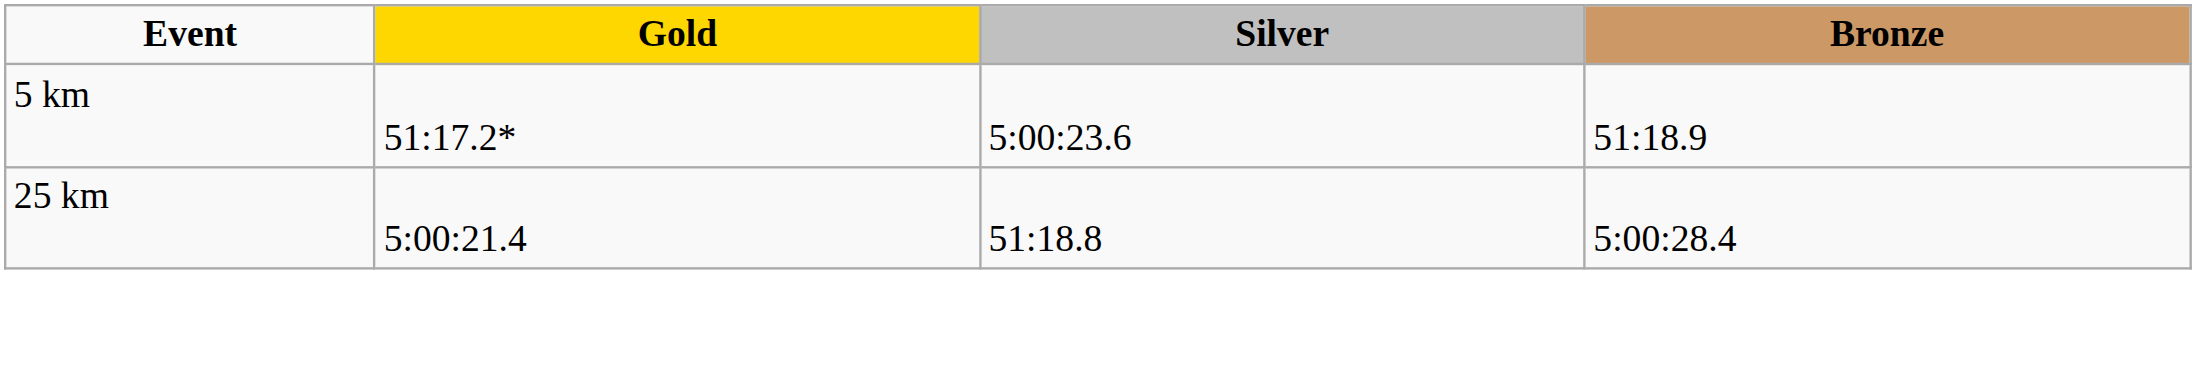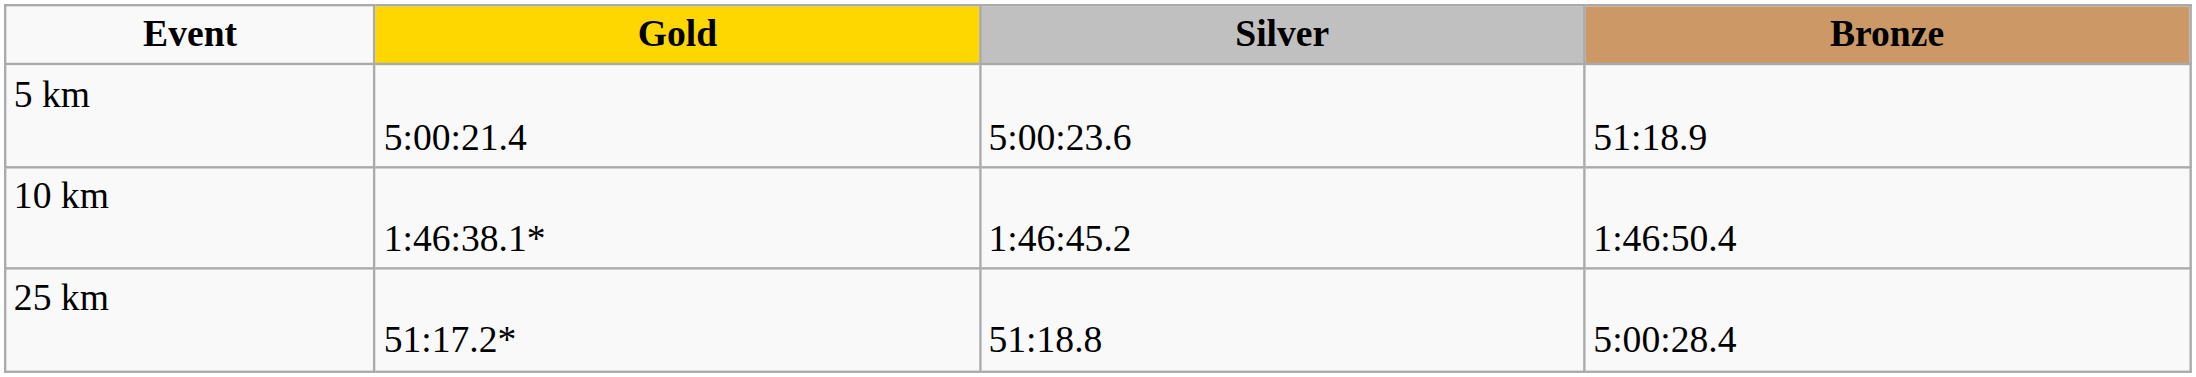(450, 136) 51:17.2* -> (455, 136) 5:00:21.4
+ row: (61, 195)
(455, 238) 5:00:21.4 -> (450, 340) 51:17.2*
